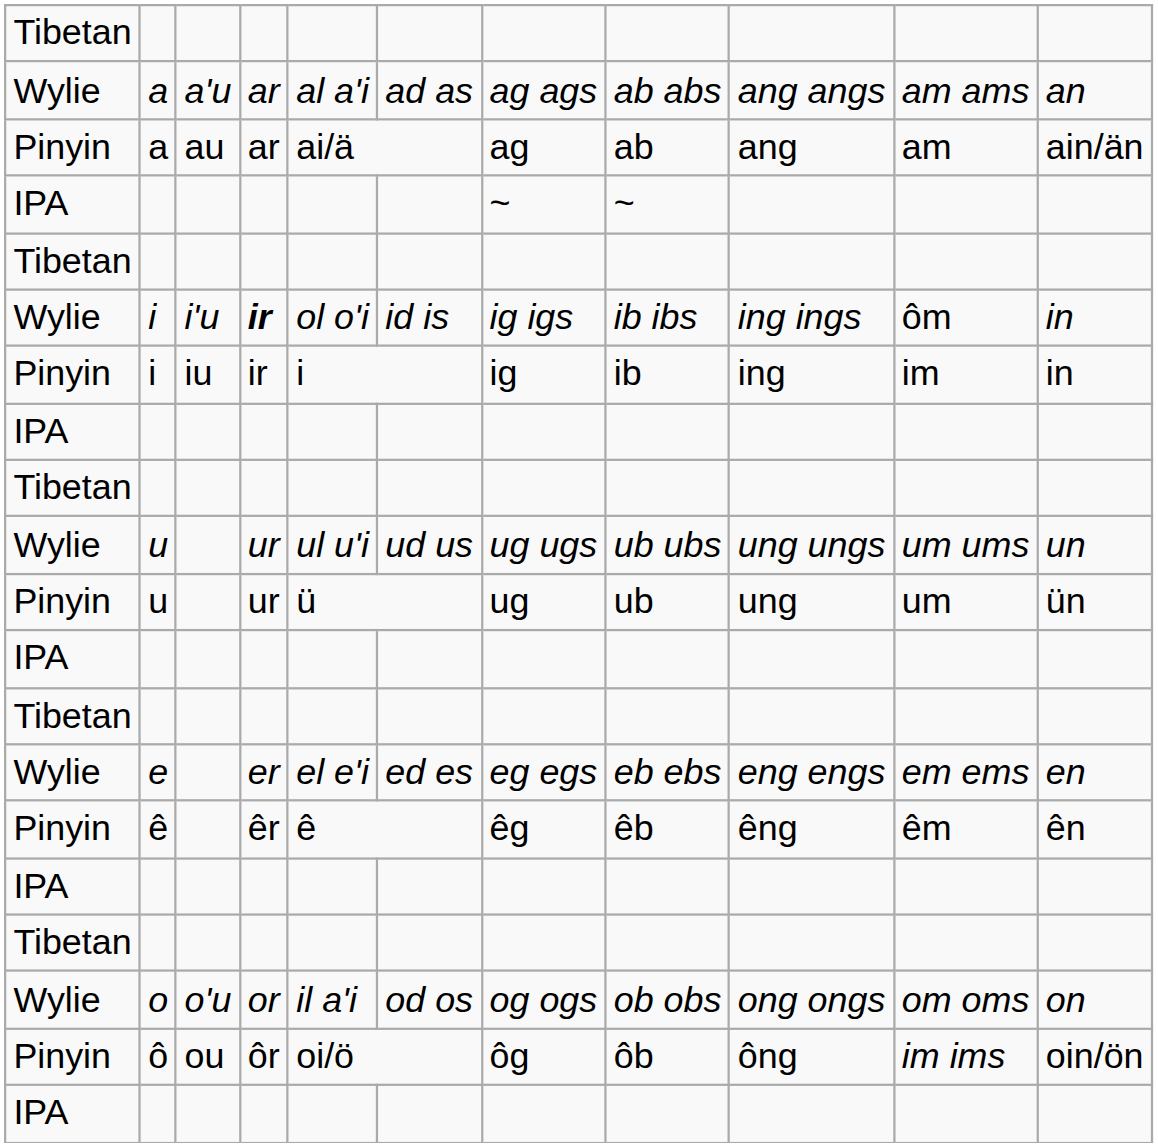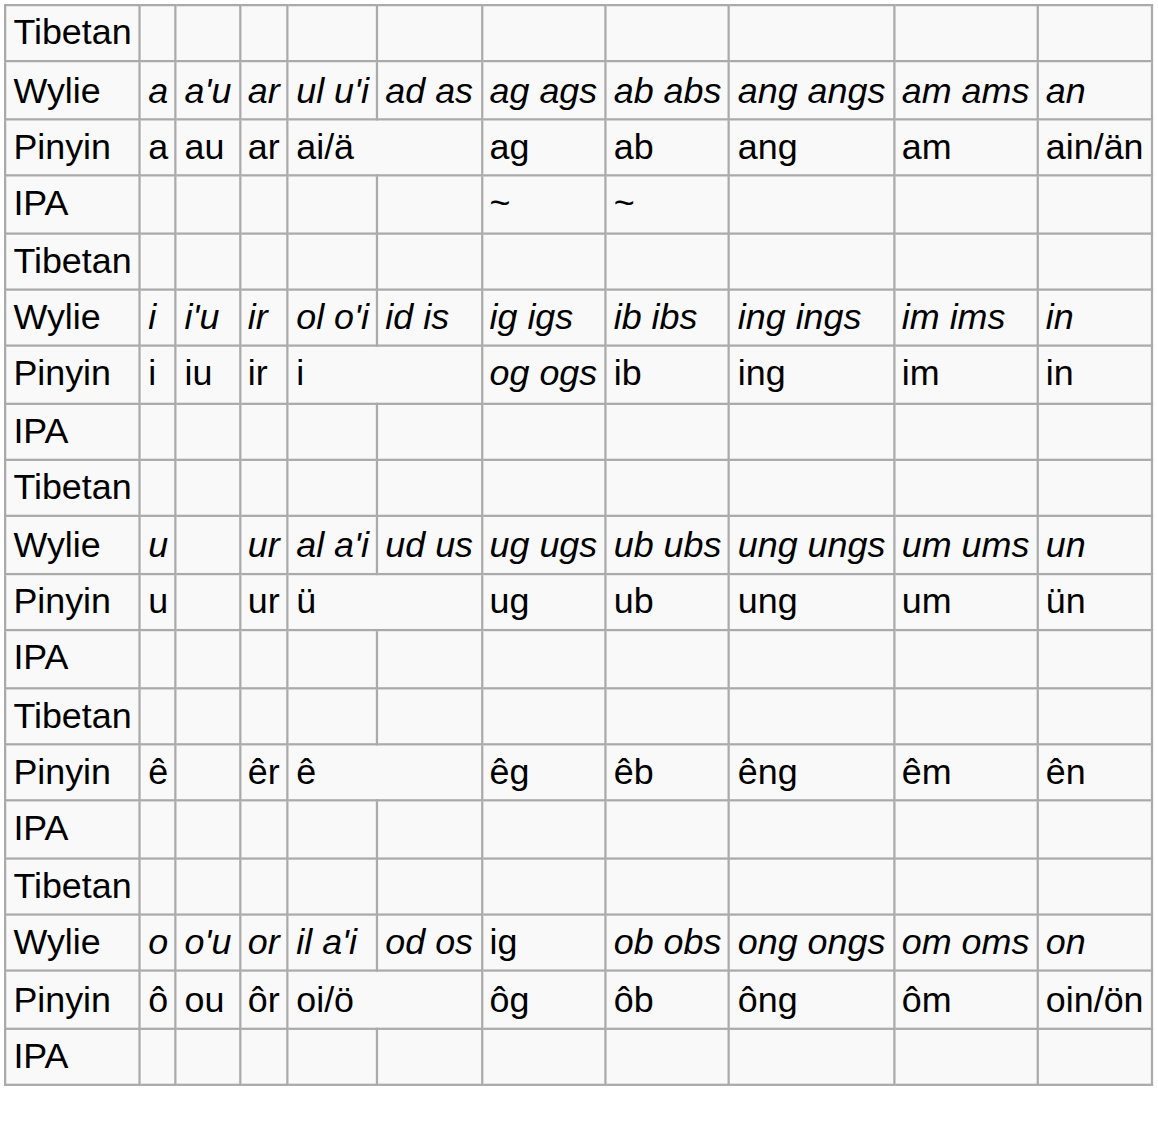(333, 89) al a'i -> (333, 89) ul u'i
(260, 317) bold -> (258, 317) normal
(927, 317) ôm -> (954, 317) im ims
(504, 373) ig -> (543, 373) og ogs
(333, 544) ul u'i -> (333, 544) al a'i
- row: (57, 771)
(543, 999) og ogs -> (504, 942) ig
(954, 1056) im ims -> (927, 999) ôm
